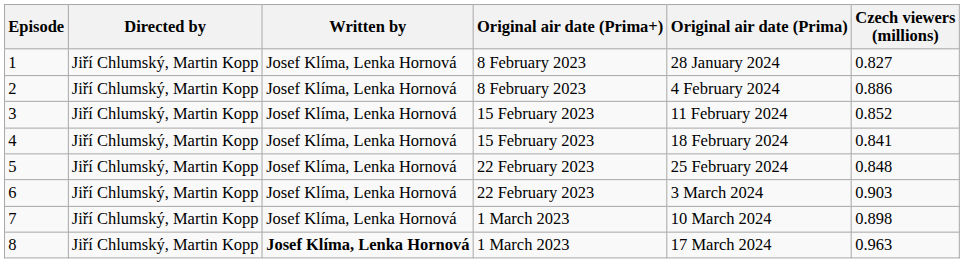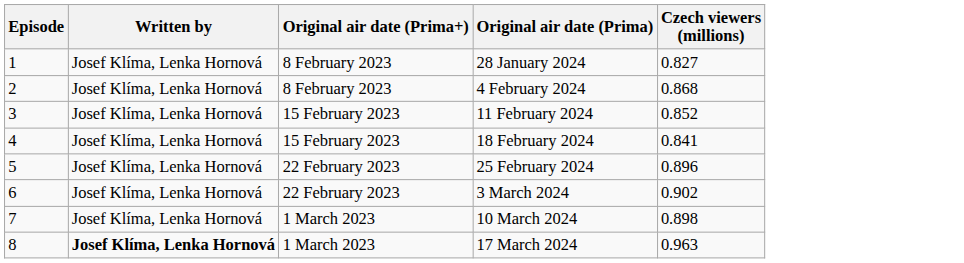- column: (165, 26)
(874, 88) 0.886 -> (679, 88) 0.868
(874, 166) 0.848 -> (679, 166) 0.896
(874, 192) 0.903 -> (679, 192) 0.902
